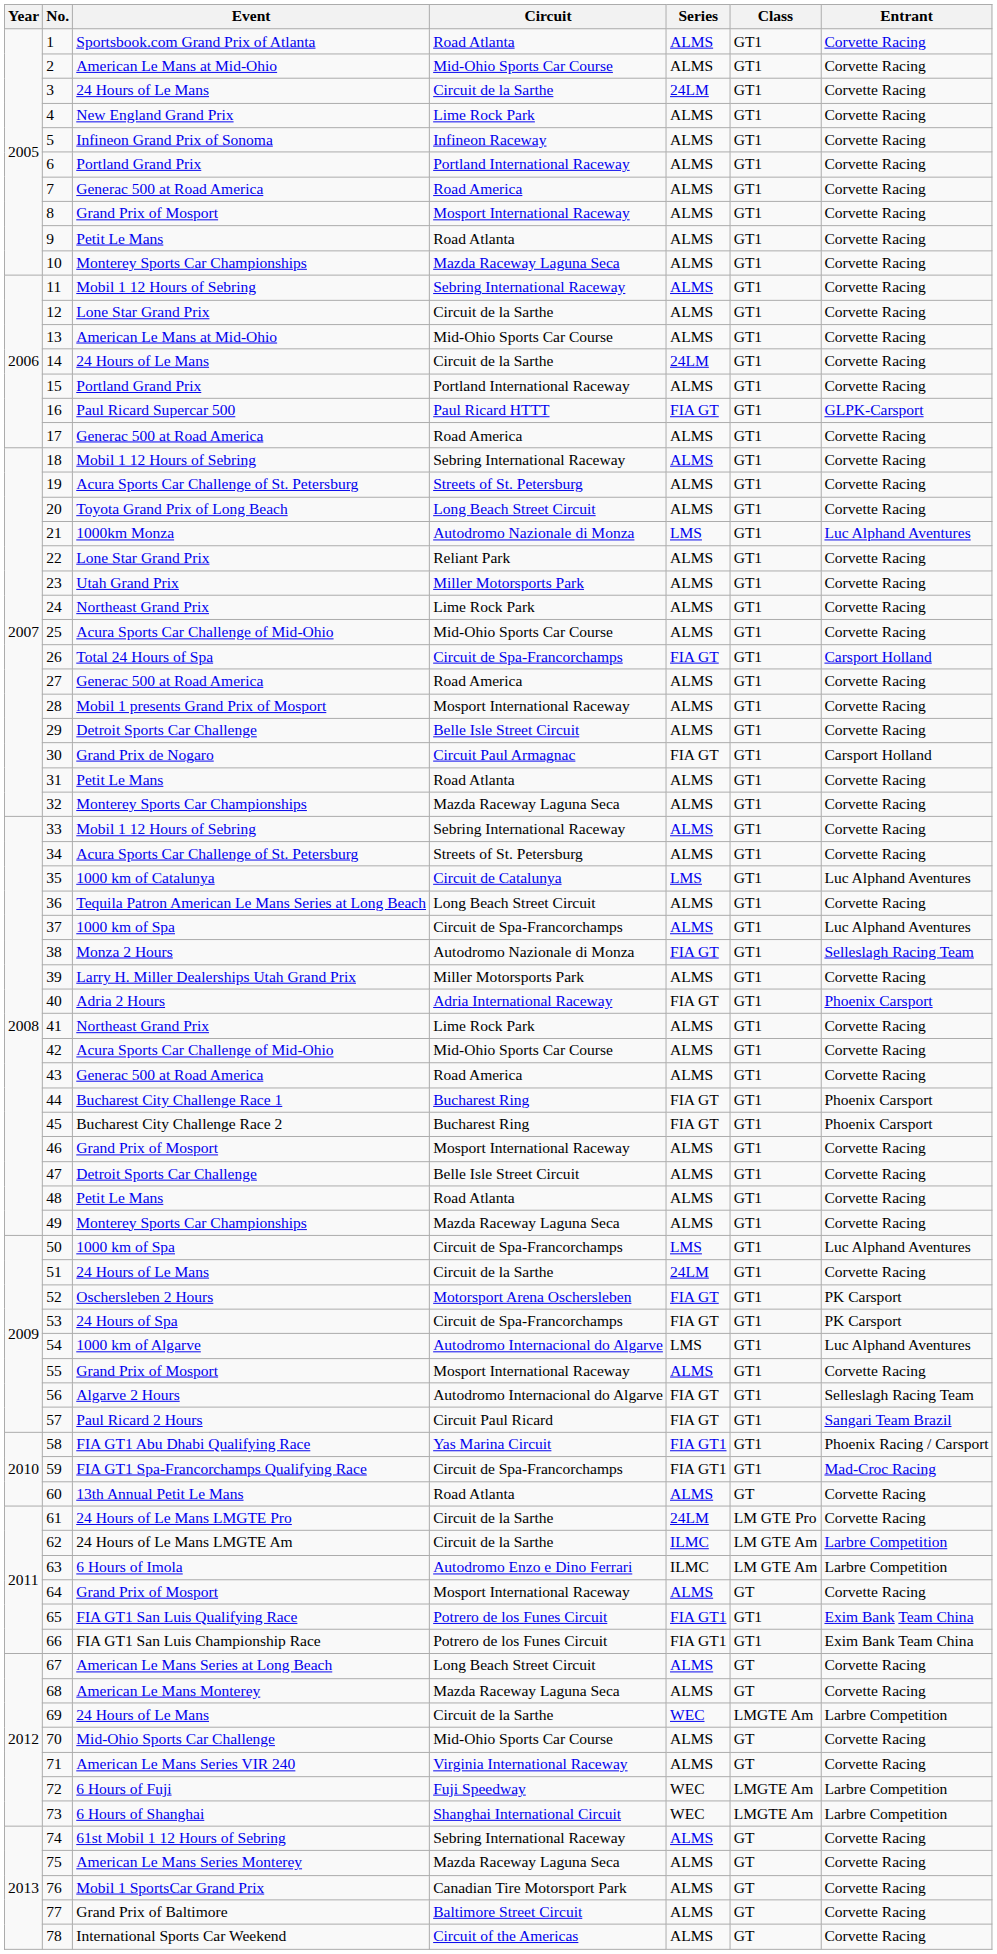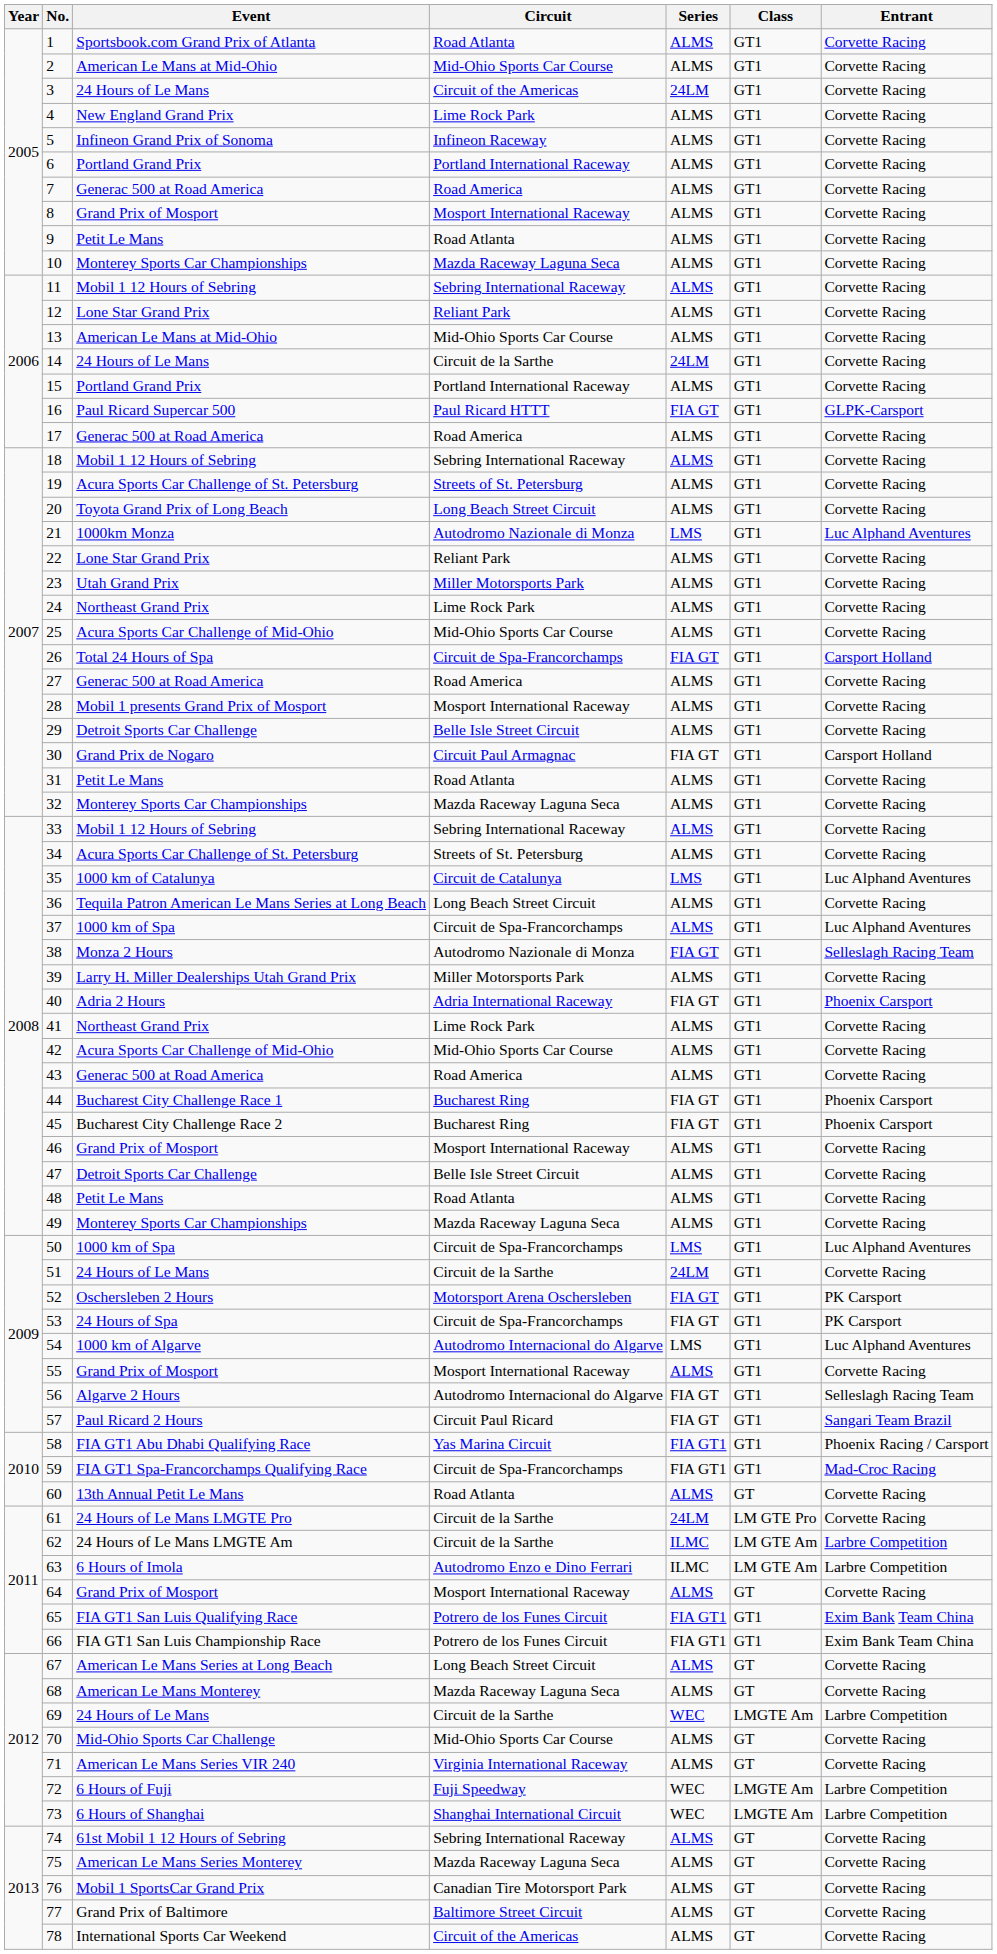(493, 90) Circuit de la Sarthe -> (506, 90) Circuit of the Americas
(493, 312) Circuit de la Sarthe -> (472, 312) Reliant Park
